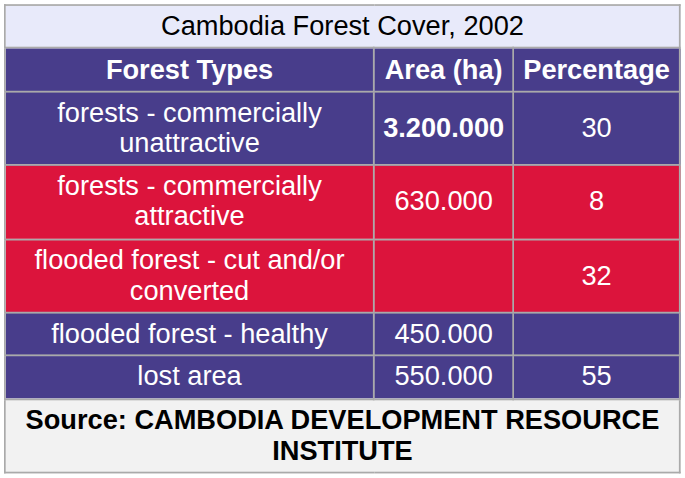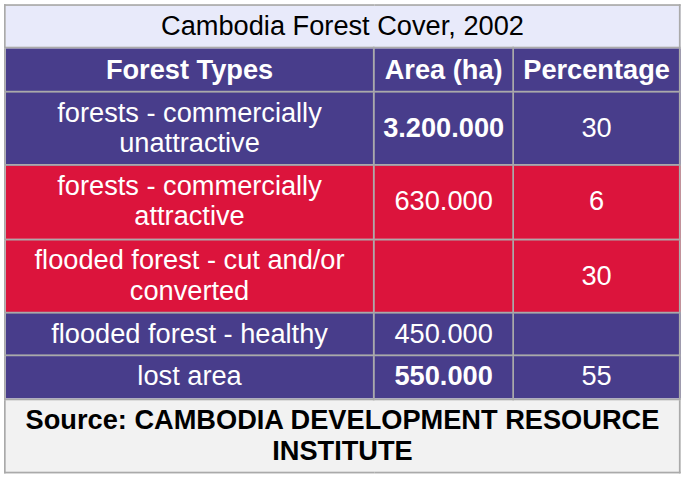(597, 201) 8 -> (597, 201) 6
(597, 275) 32 -> (597, 275) 30
(444, 376) normal -> (444, 376) bold
